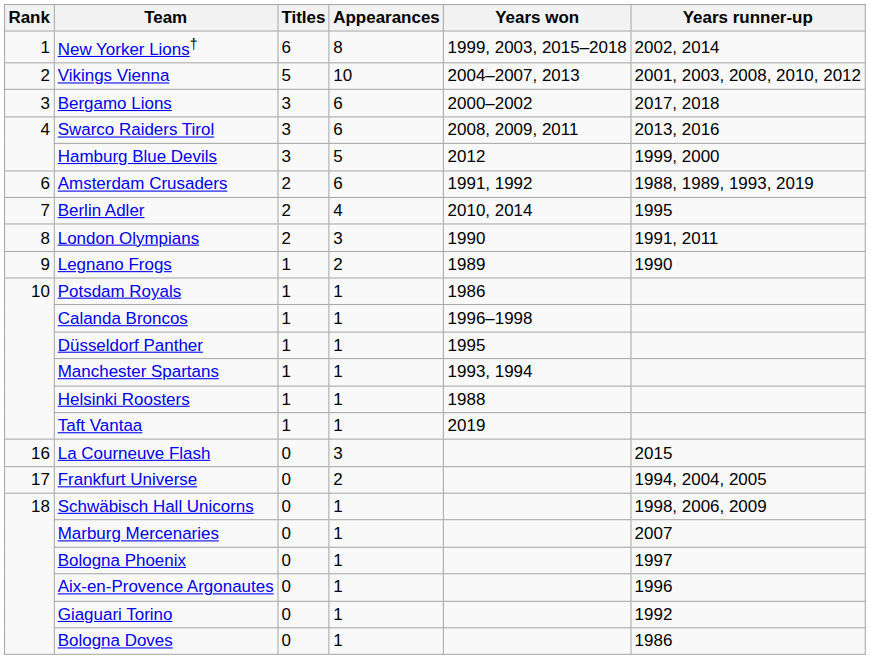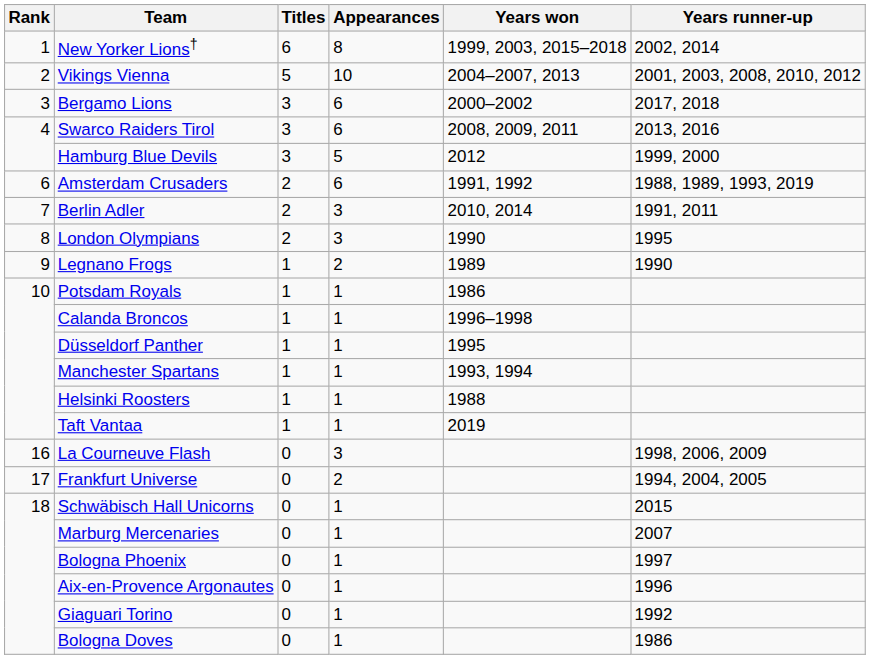(338, 210) 4 -> (338, 210) 3
(653, 210) 1995 -> (676, 210) 1991, 2011
(676, 237) 1991, 2011 -> (653, 237) 1995
(653, 452) 2015 -> (701, 452) 1998, 2006, 2009
(701, 506) 1998, 2006, 2009 -> (653, 506) 2015
